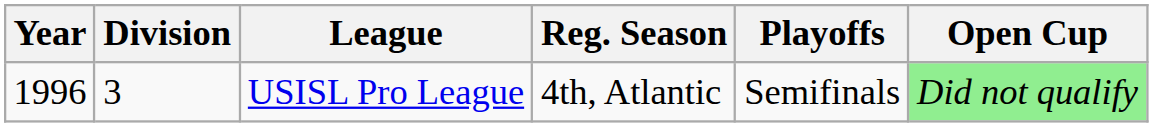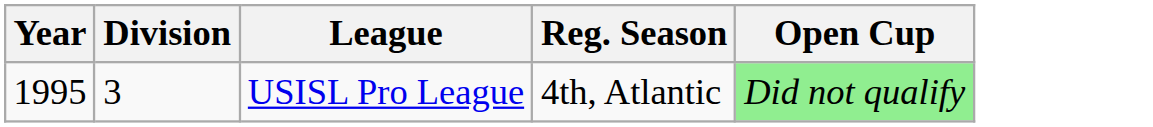- column: (822, 33)
(50, 91) 1996 -> (50, 91) 1995
